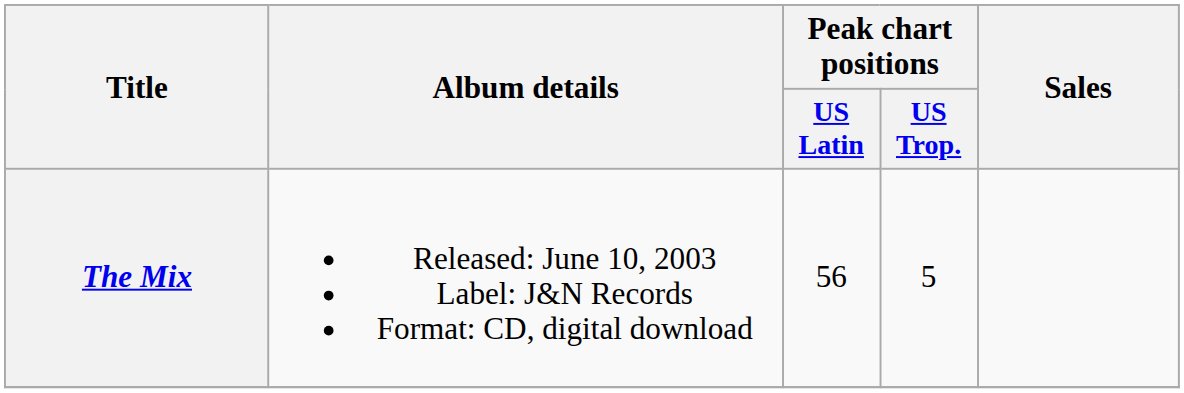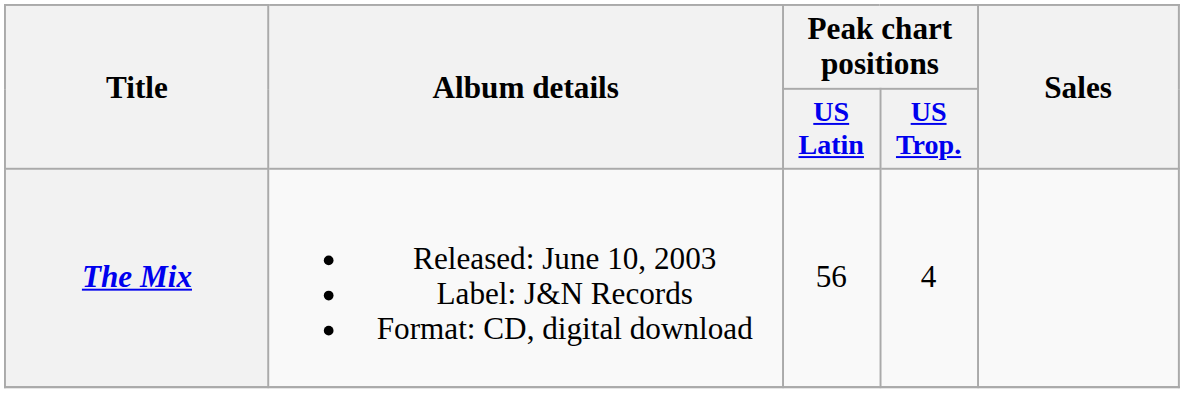(929, 277) 5 -> (929, 277) 4
